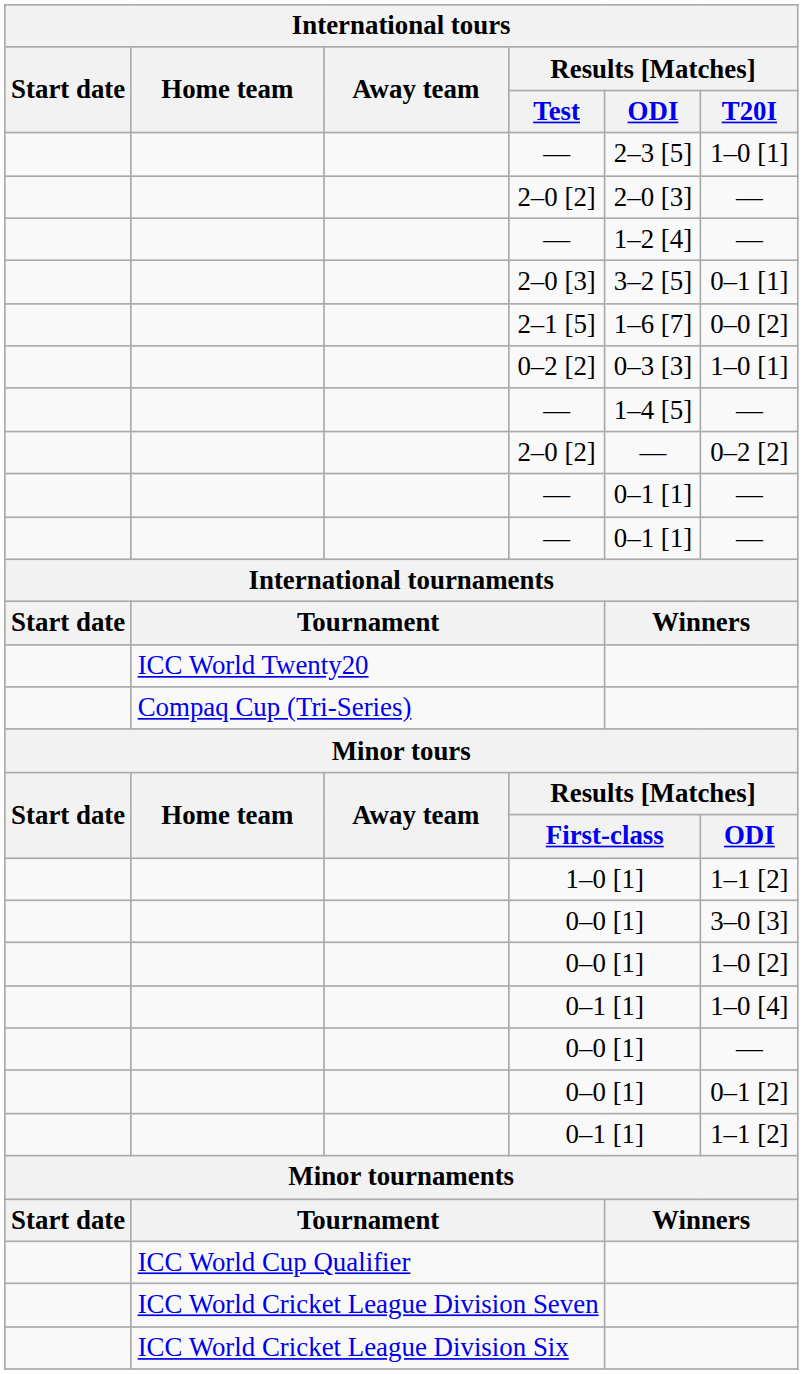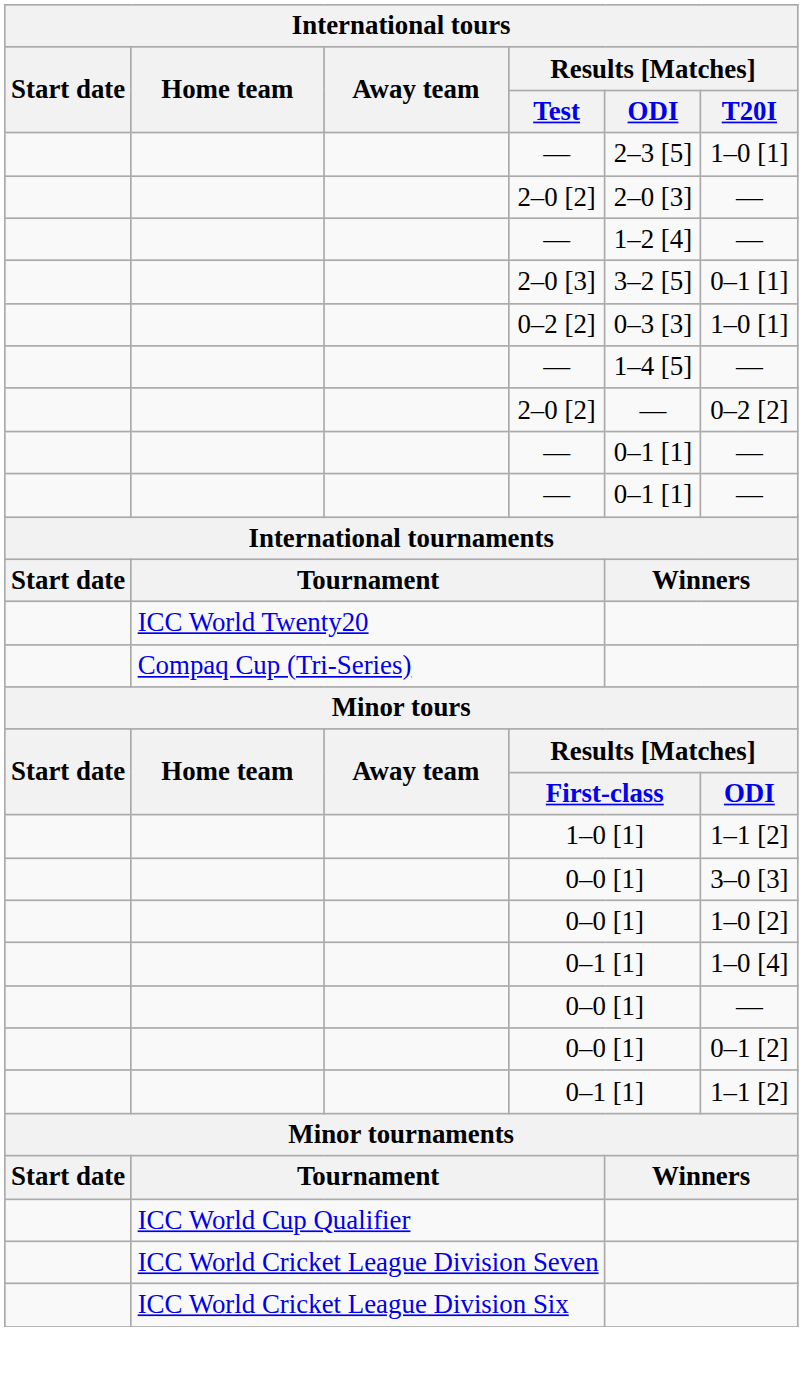- row: (227, 325)
